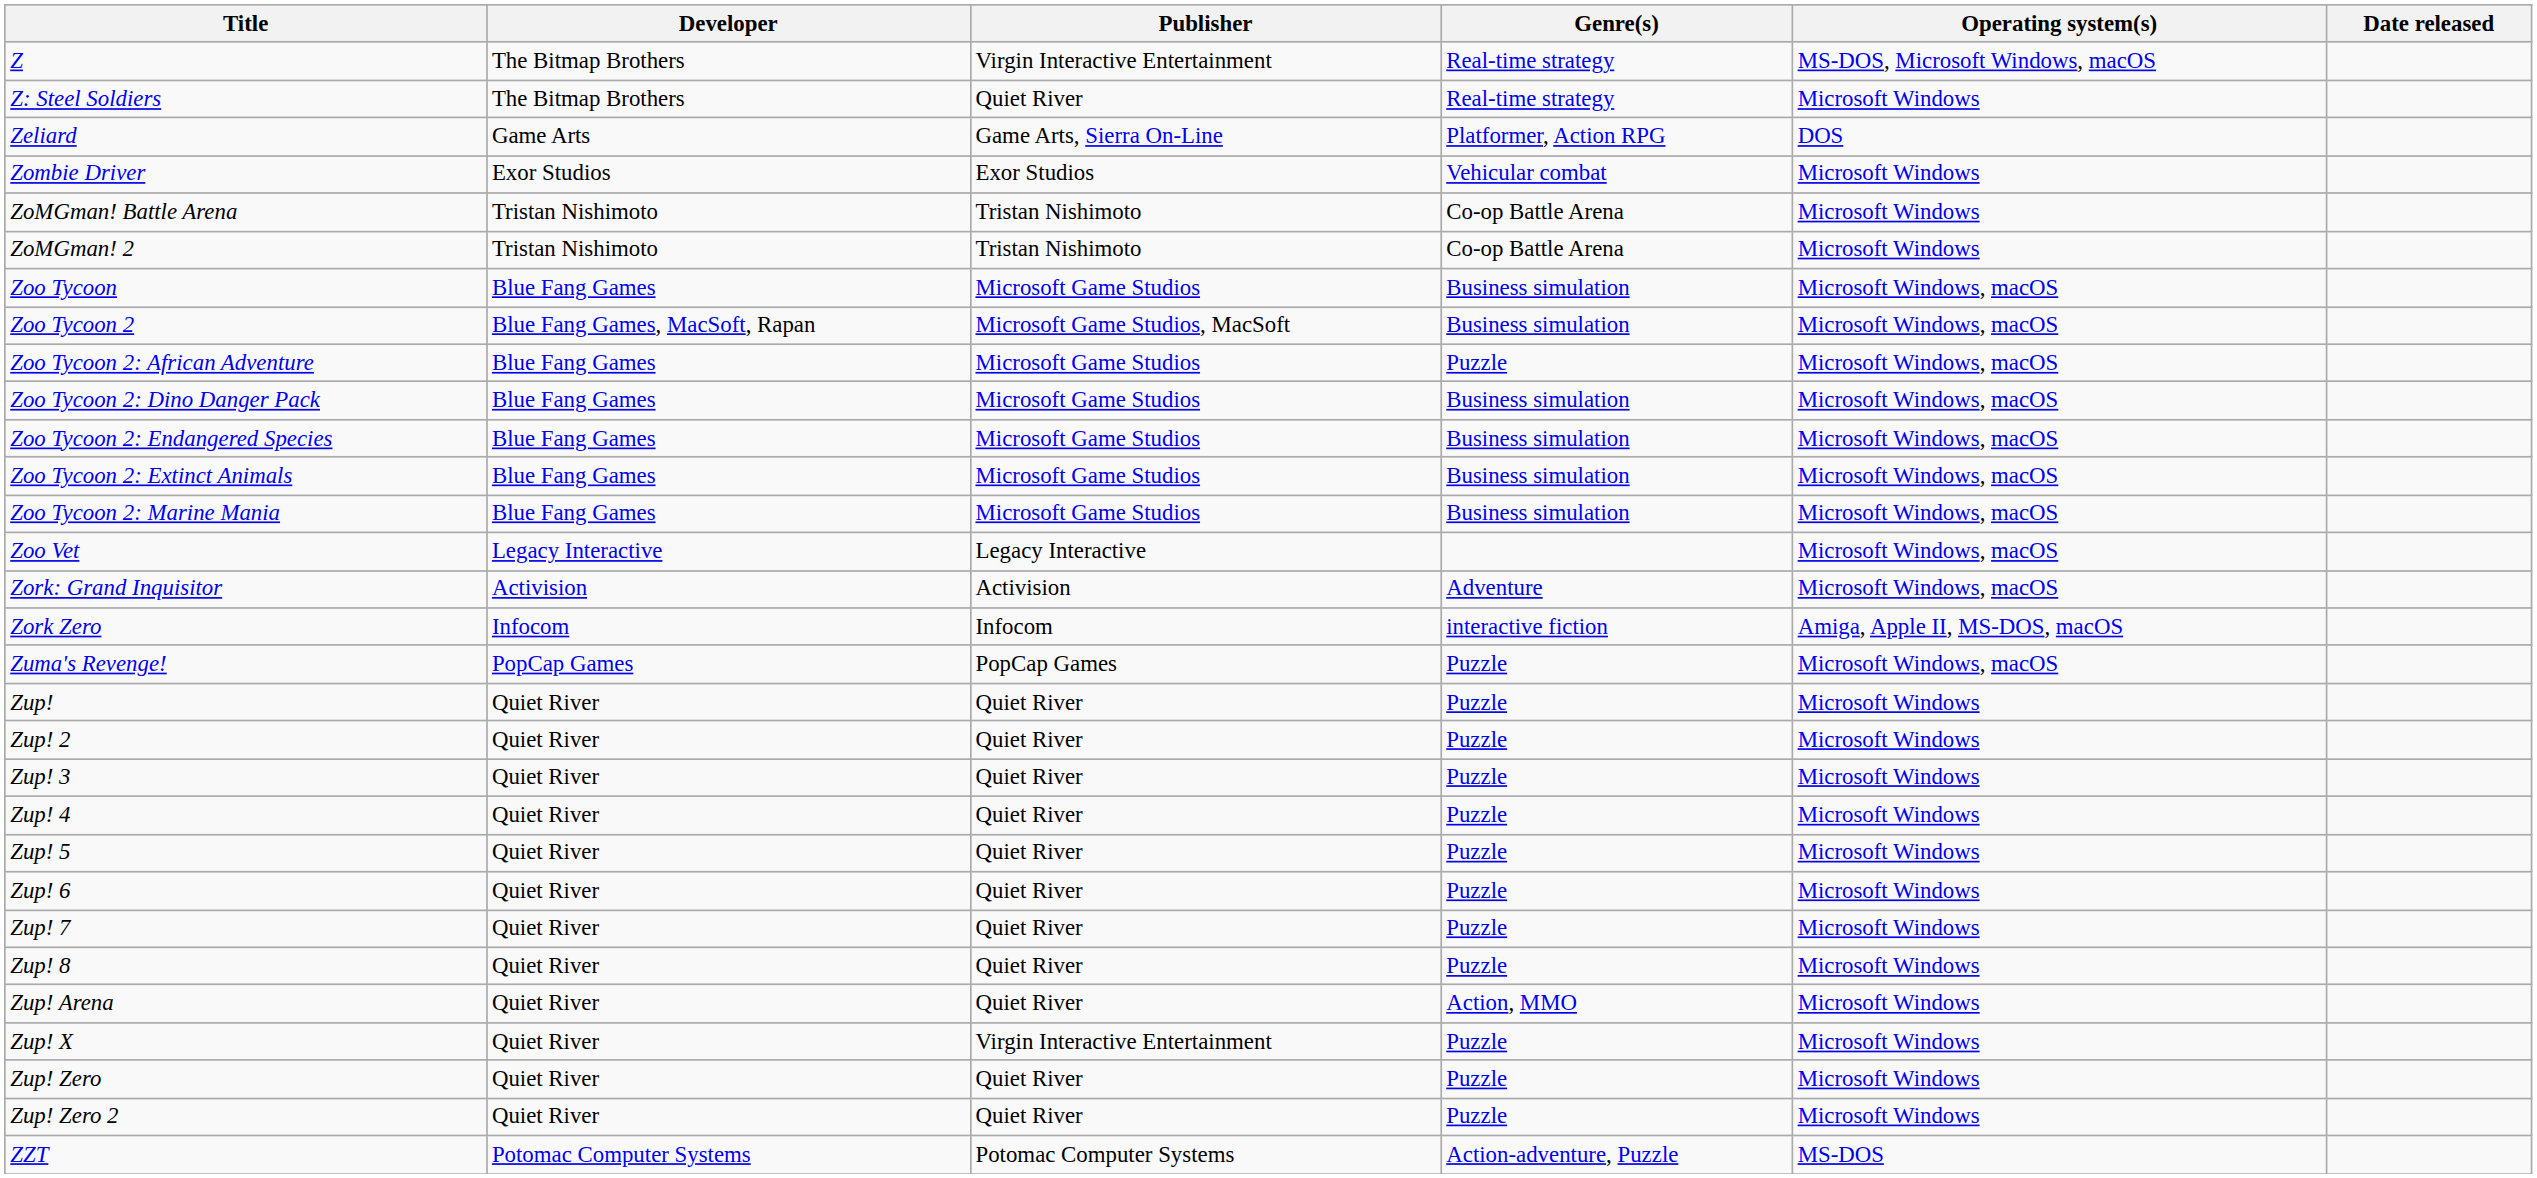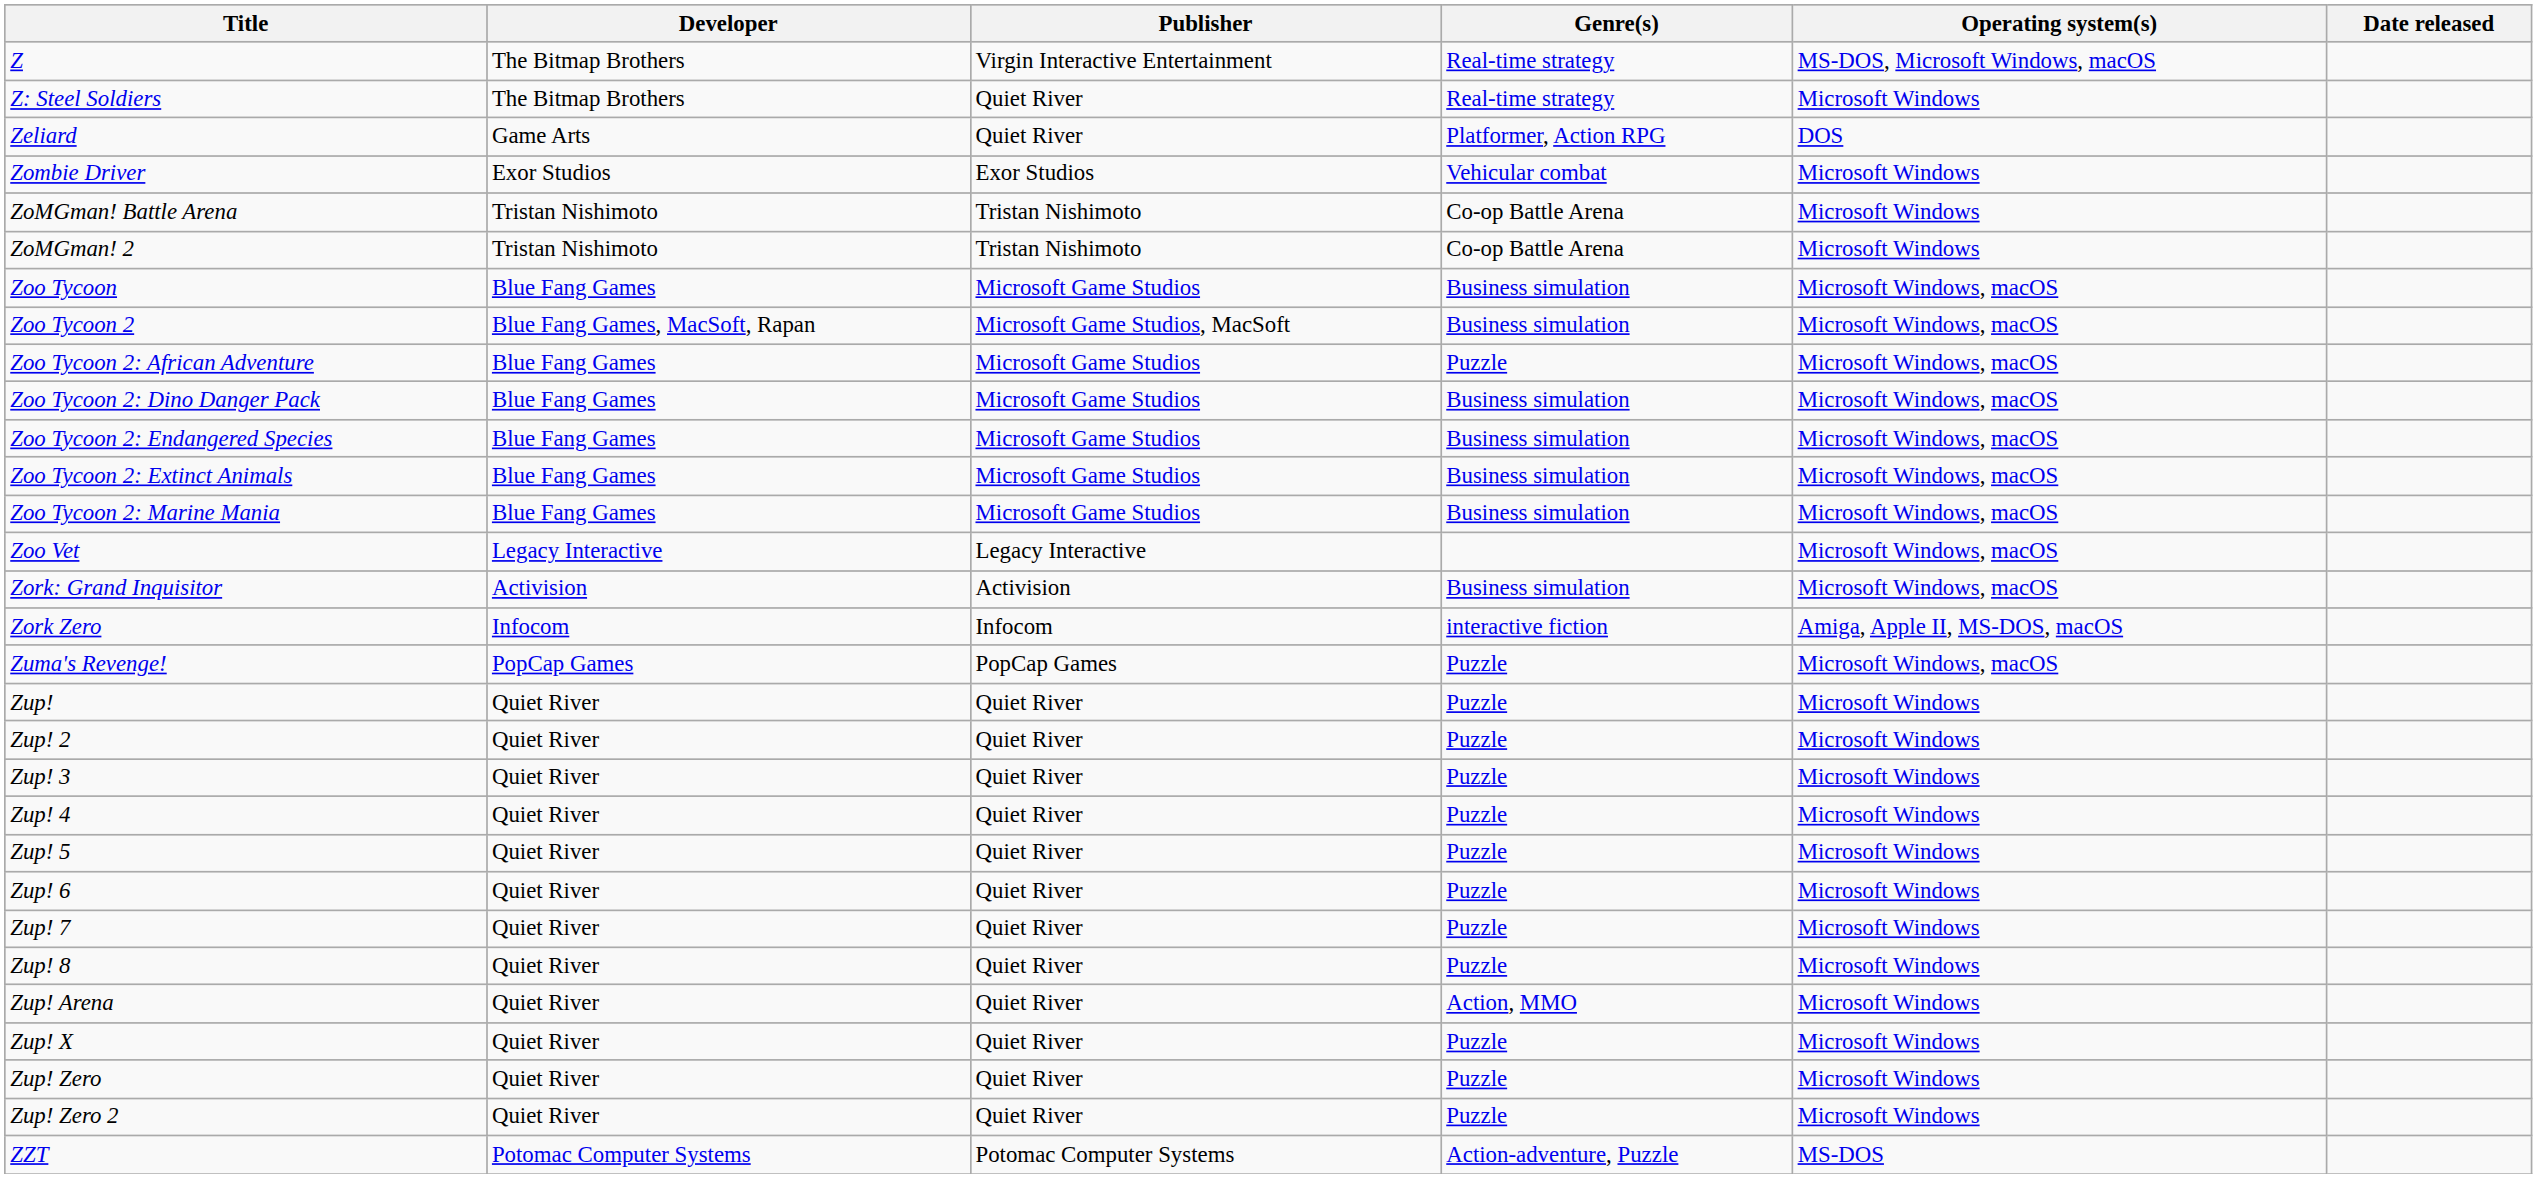(1099, 136) Game Arts, Sierra On-Line -> (1029, 136) Quiet River
(1494, 588) Adventure -> (1538, 588) Business simulation
(1124, 1040) Virgin Interactive Entertainment -> (1029, 1040) Quiet River
